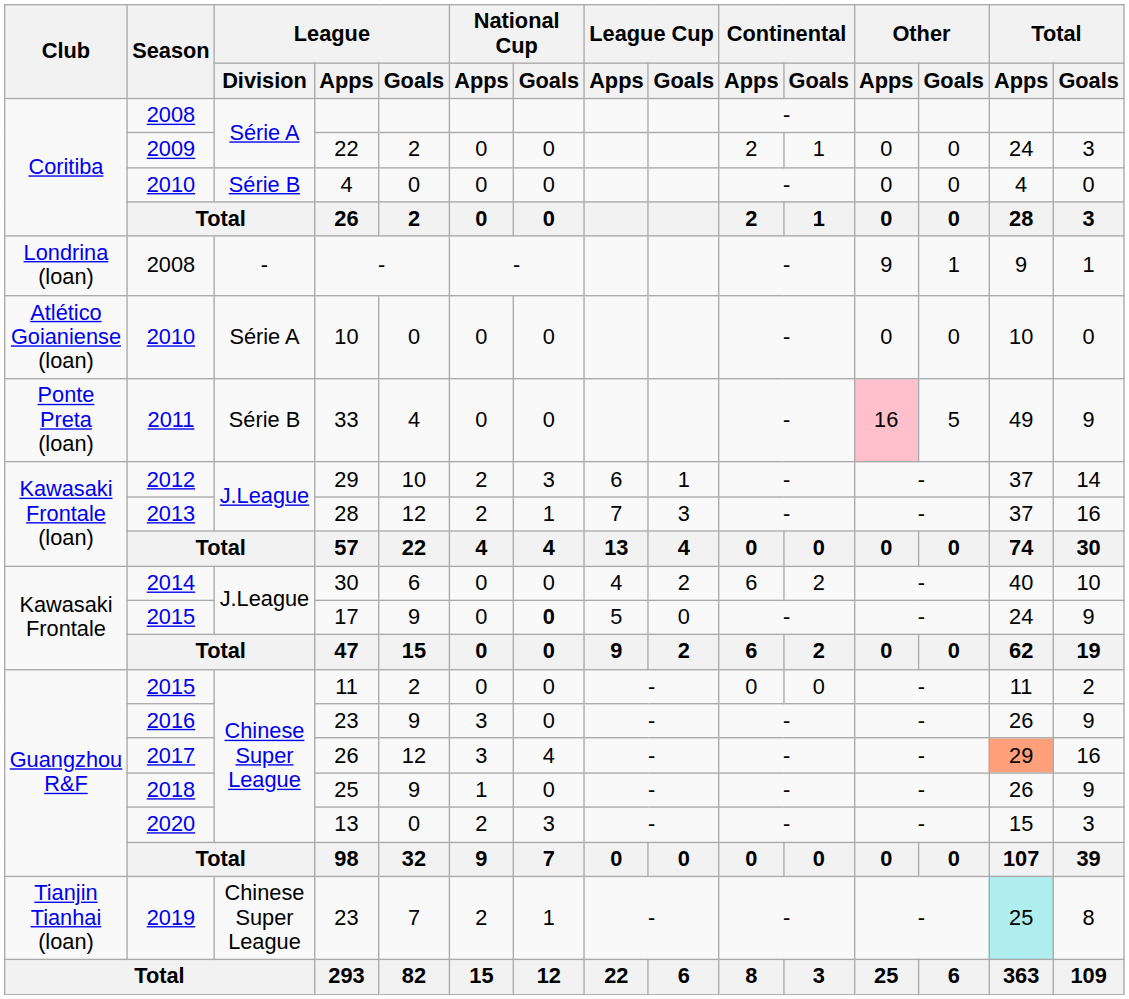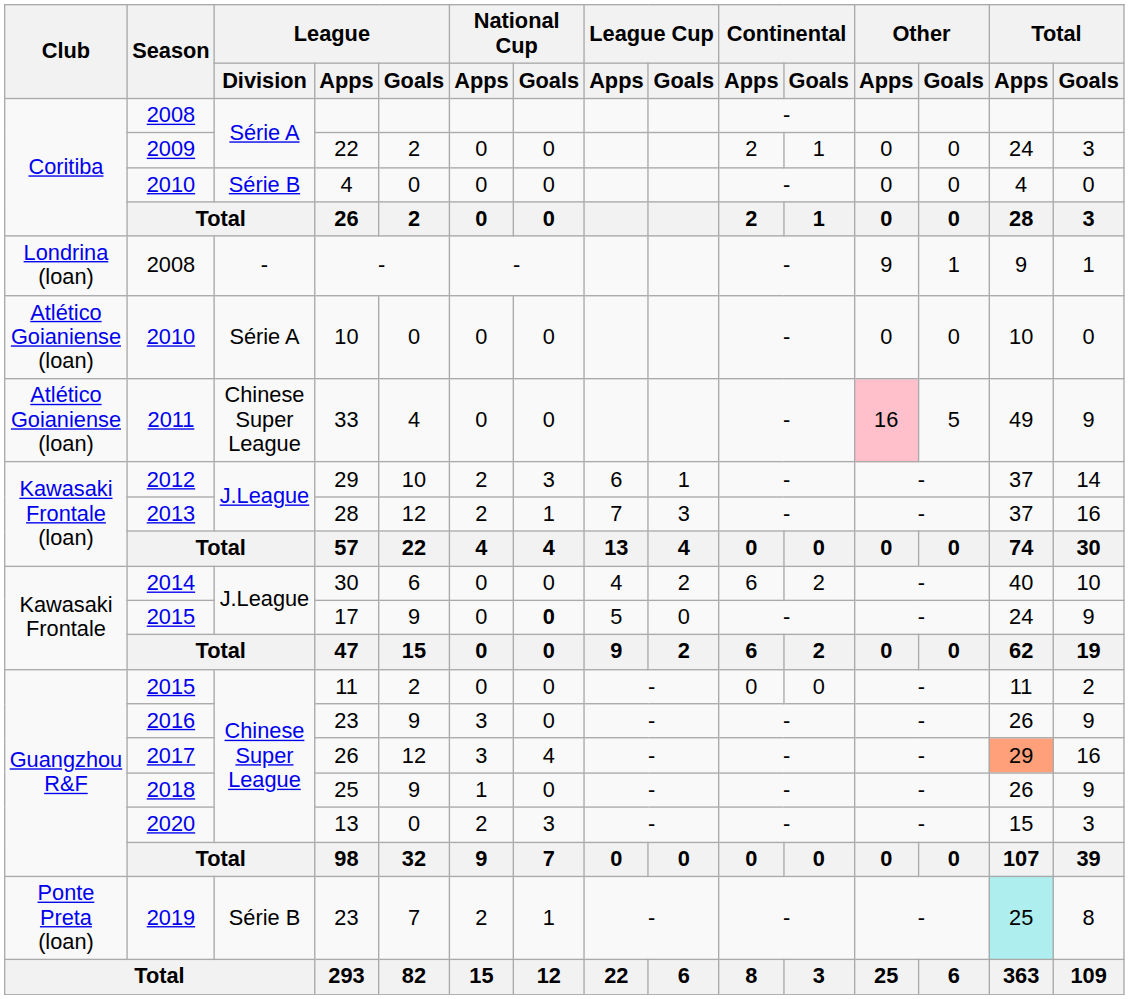(66, 420) Ponte Preta (loan) -> (66, 420) Atlético Goianiense (loan)
(264, 420) Série B -> (264, 420) Chinese Super League
(66, 917) Tianjin Tianhai (loan) -> (66, 917) Ponte Preta (loan)
(264, 917) Chinese Super League -> (264, 917) Série B
